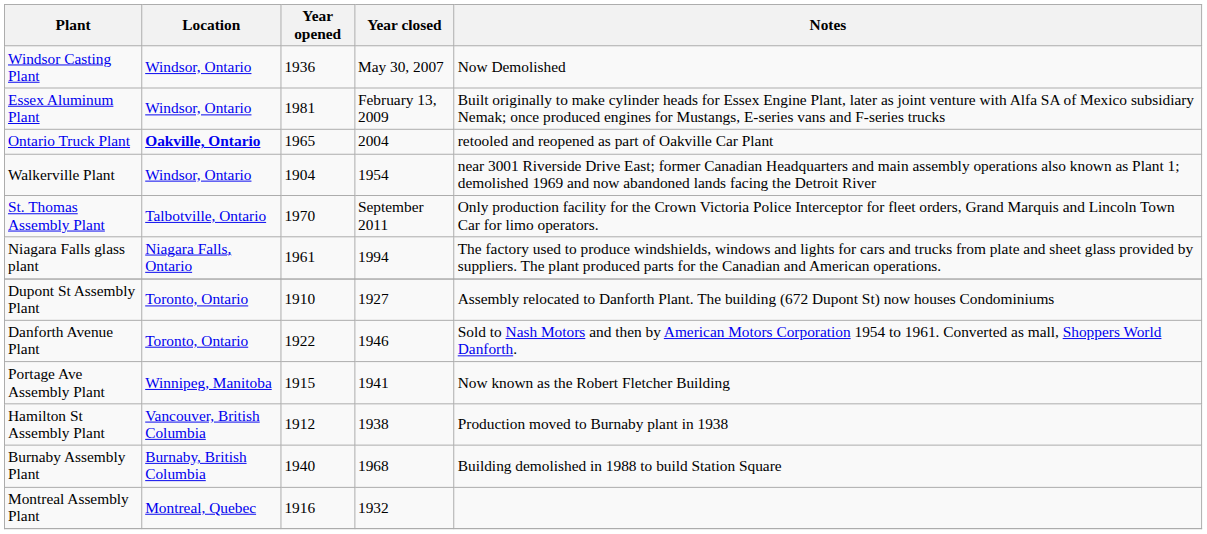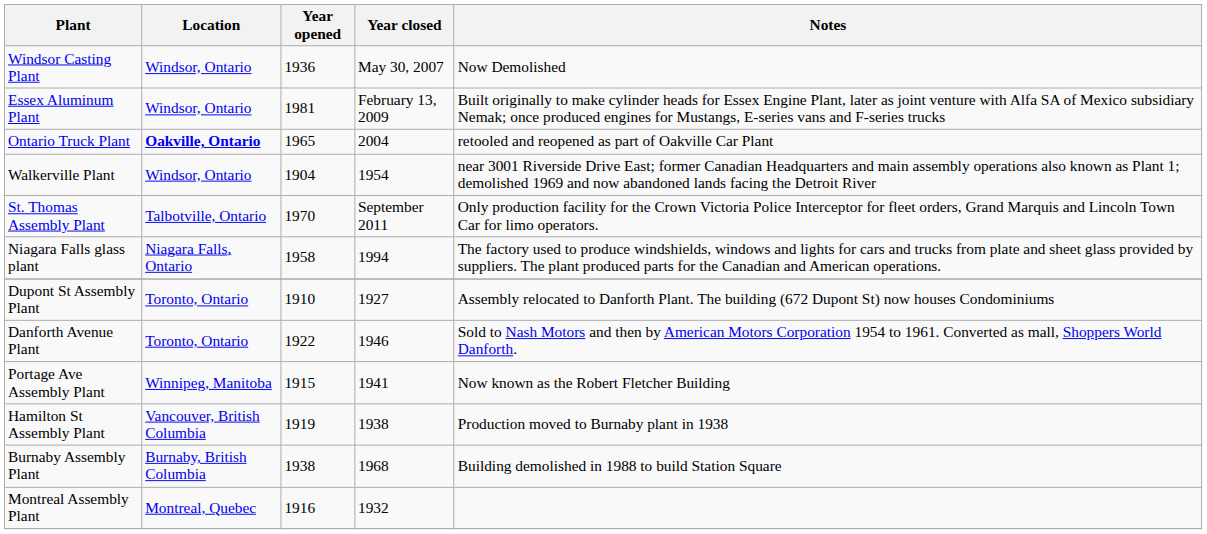(300, 257) 1961 -> (300, 257) 1958
(300, 424) 1912 -> (300, 424) 1919
(300, 466) 1940 -> (300, 466) 1938
